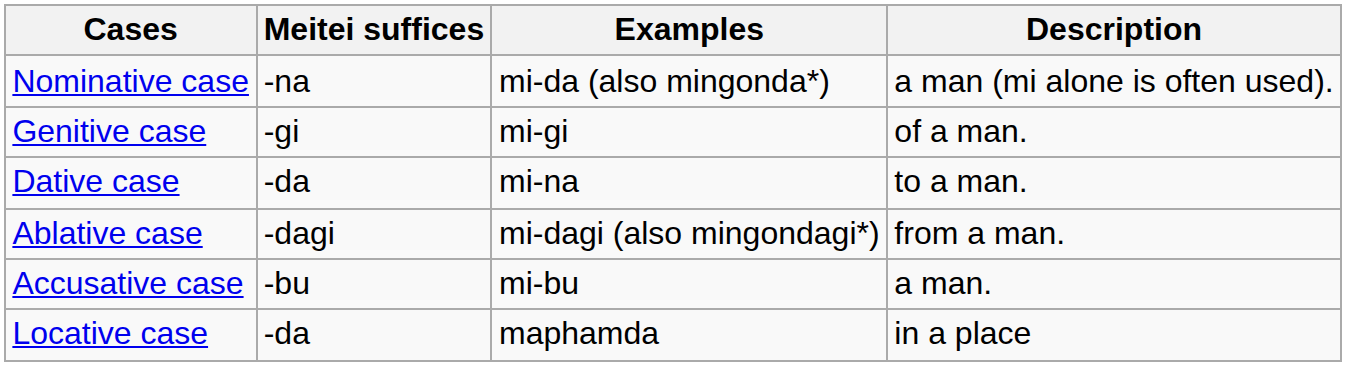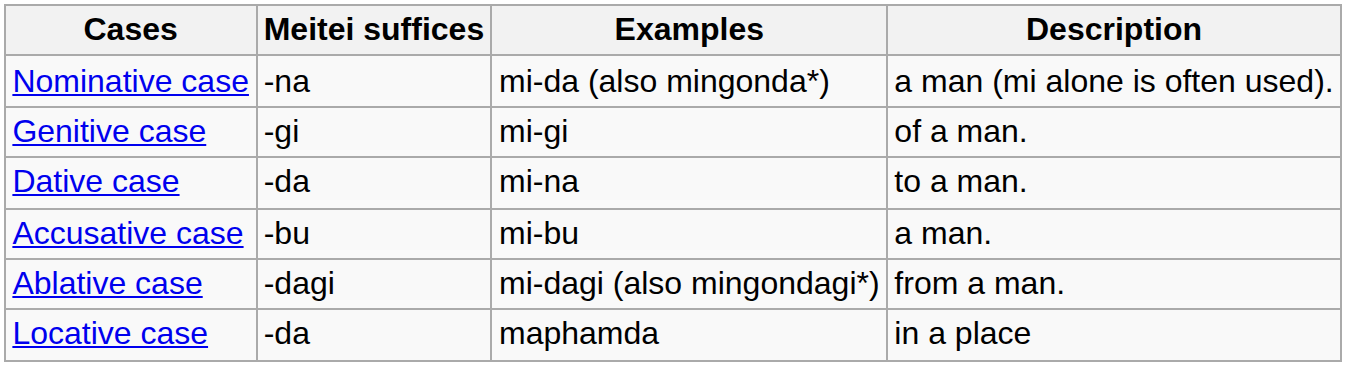rows swapped: (128, 283) <-> (108, 232)
